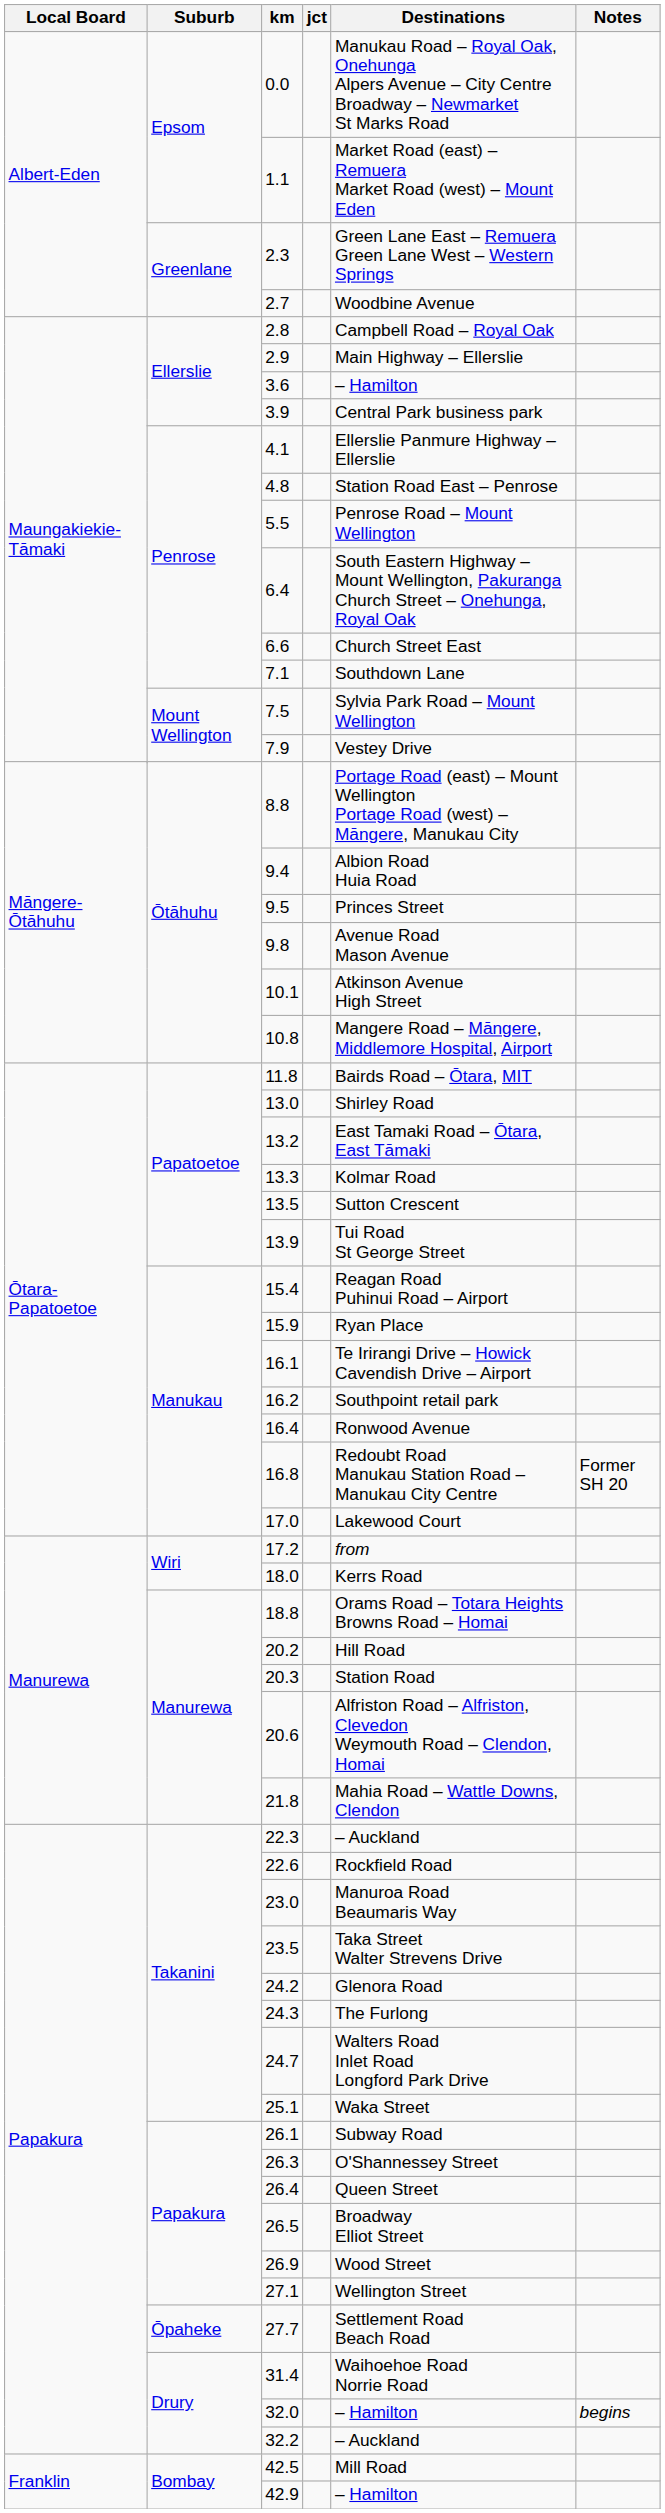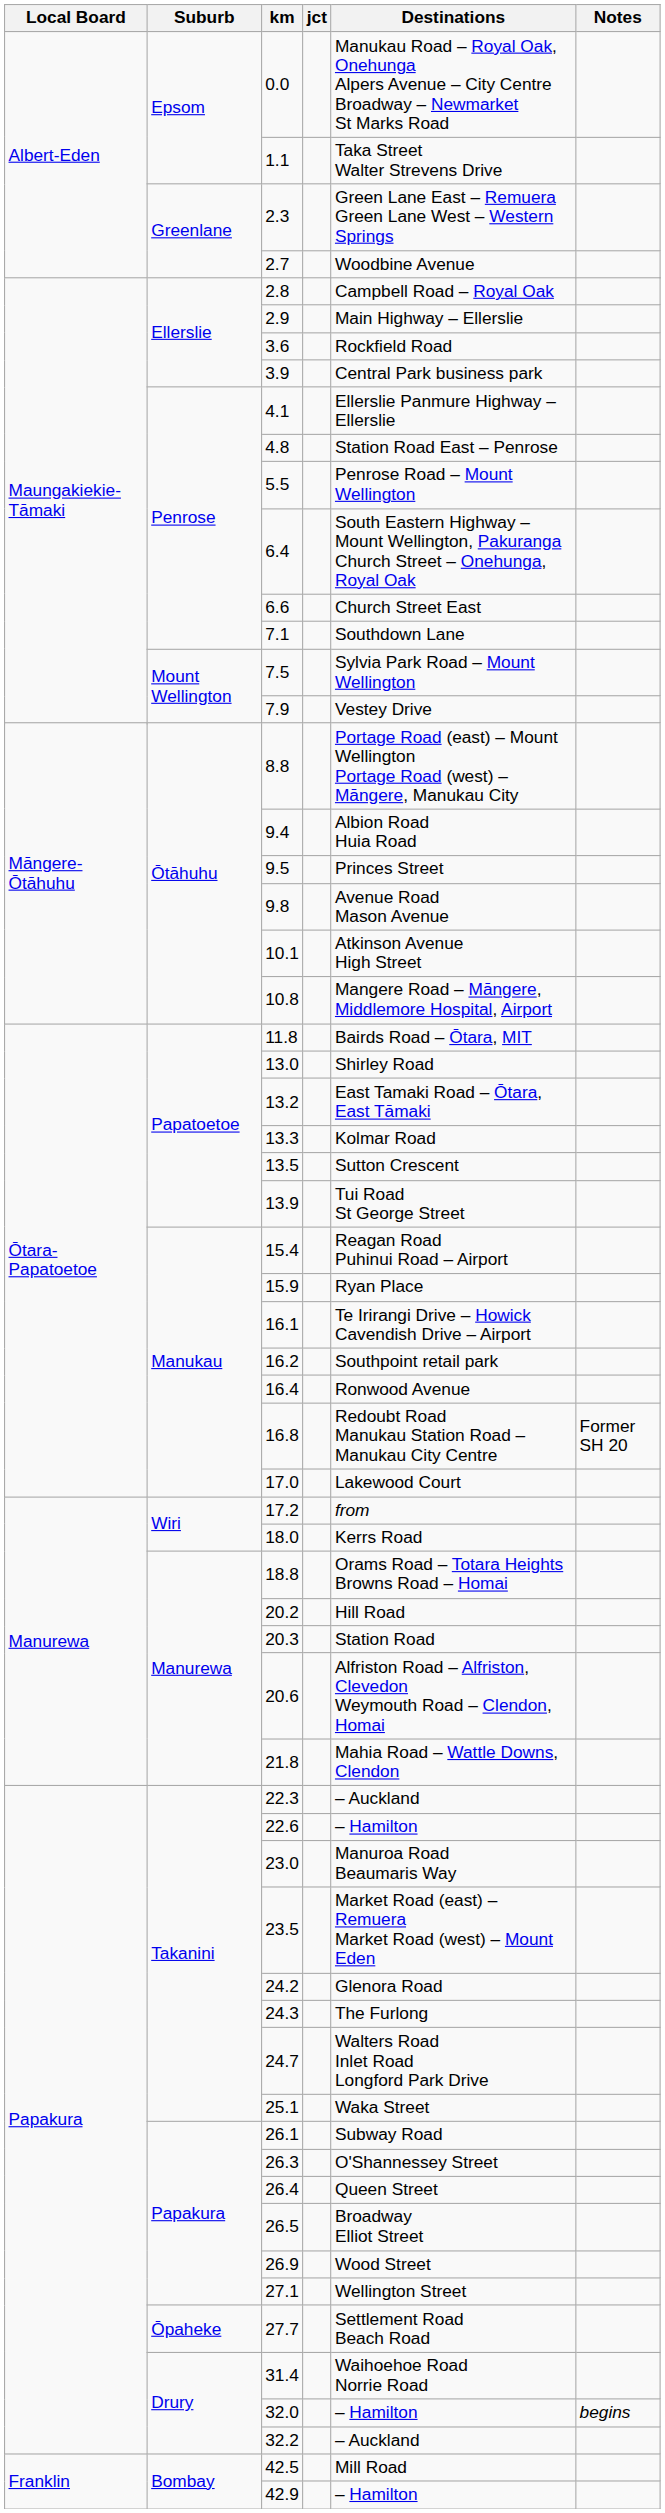(444, 179) Market Road (east) – Remuera Market Road (west) – Mount Eden -> (419, 160) Taka Street Walter Strevens Drive
(376, 384) – Hamilton -> (394, 346) Rockfield Road
(394, 1865) Rockfield Road -> (376, 1826) – Hamilton
(419, 1949) Taka Street Walter Strevens Drive -> (444, 1930) Market Road (east) – Remuera Market Road (west) – Mount Eden
